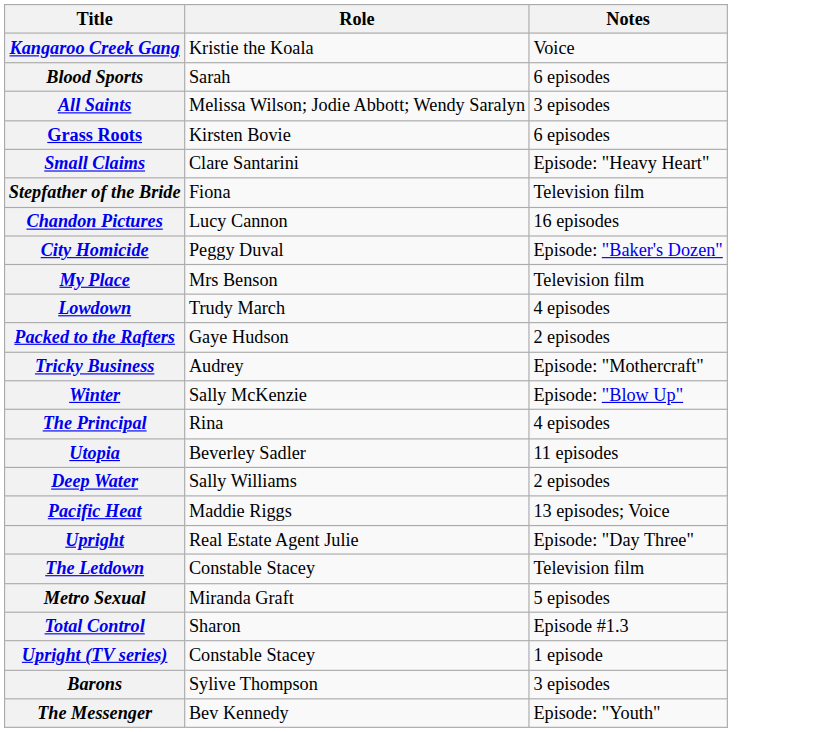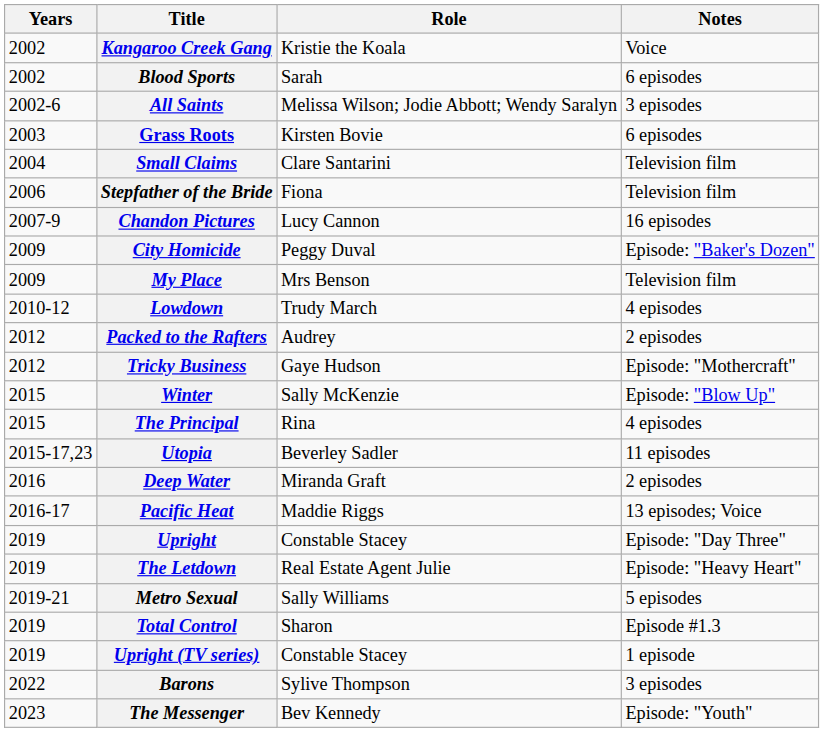+ column: (51, 18)
(621, 163) Episode: "Heavy Heart" -> (681, 163) Television film
(239, 337) Gaye Hudson -> (308, 337) Audrey
(216, 366) Audrey -> (331, 366) Gaye Hudson
(243, 481) Sally Williams -> (333, 481) Miranda Graft
(274, 539) Real Estate Agent Julie -> (344, 539) Constable Stacey
(252, 568) Constable Stacey -> (366, 568) Real Estate Agent Julie
(589, 568) Television film -> (713, 568) Episode: "Heavy Heart"
(241, 597) Miranda Graft -> (335, 597) Sally Williams
